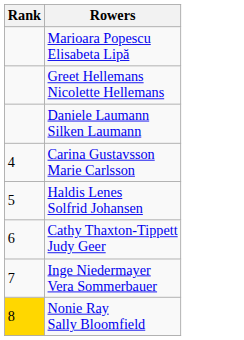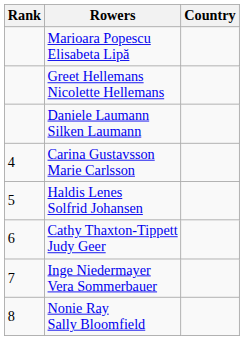+ column: (210, 15)
(11, 316) gold background -> (11, 316) no background
